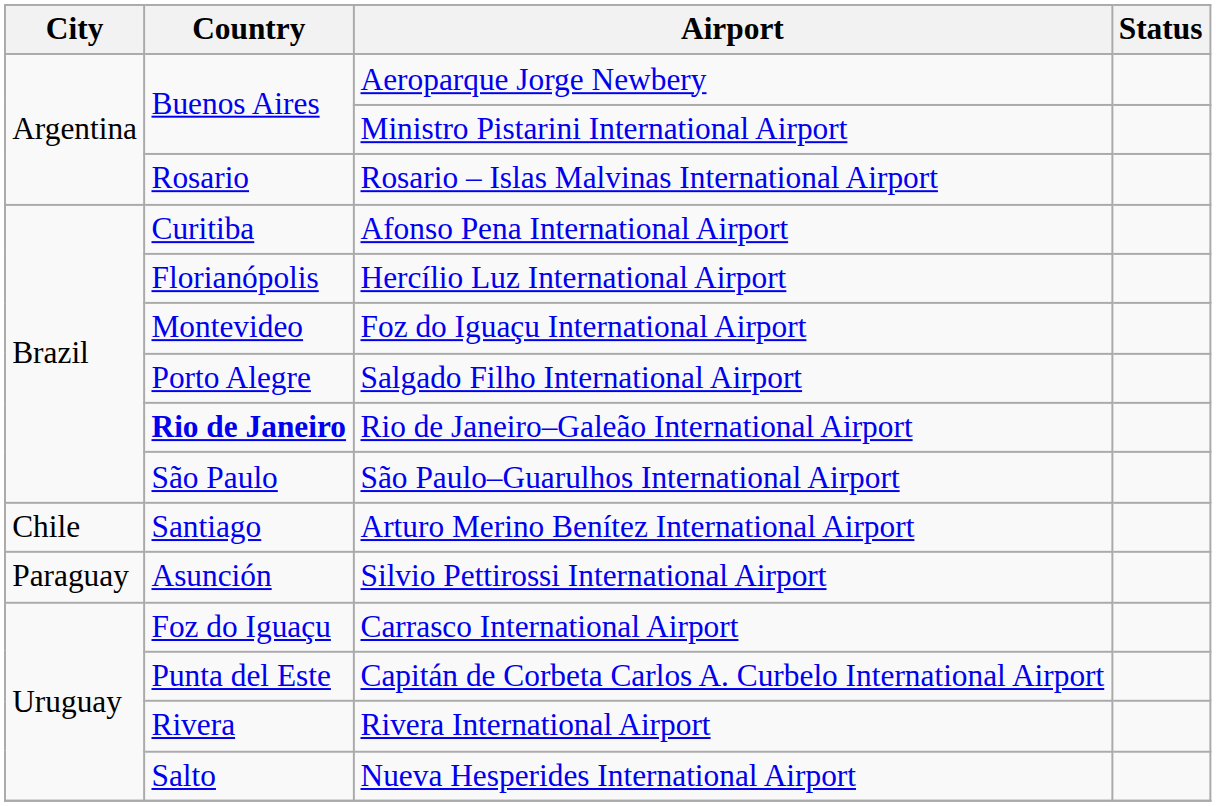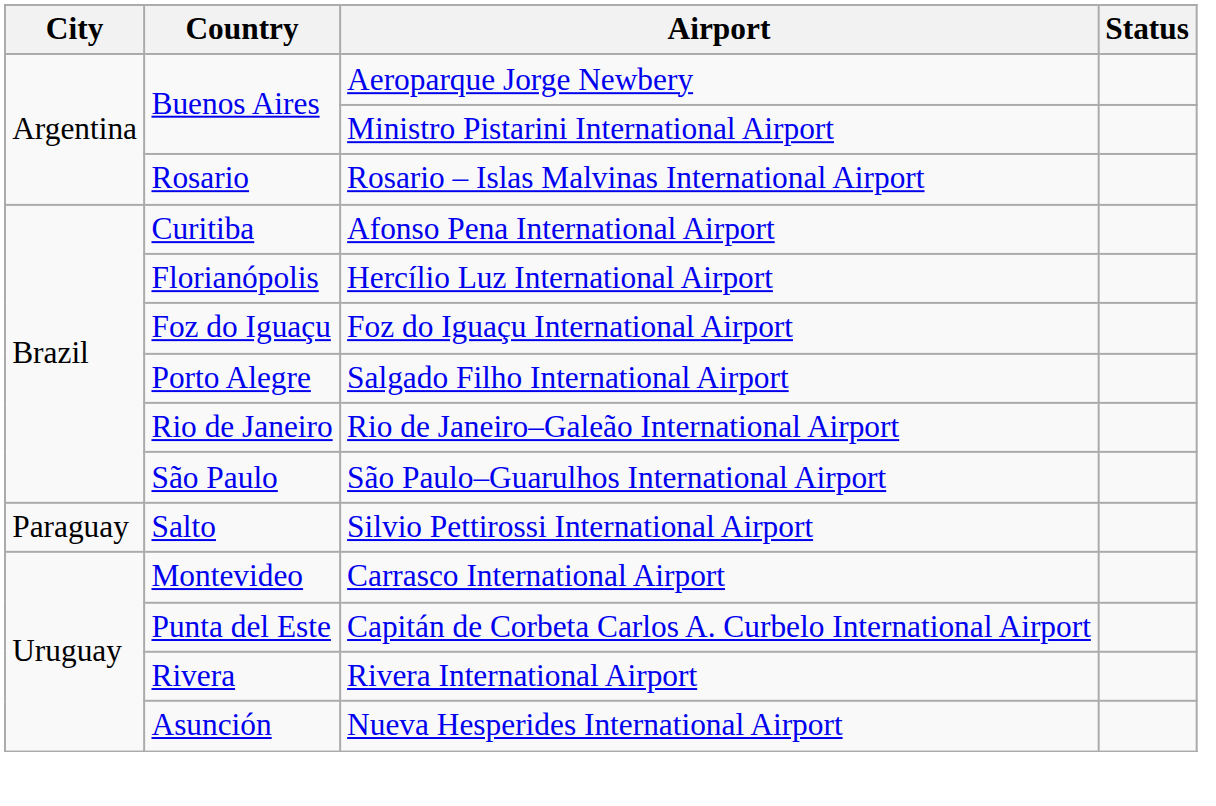(227, 327) Montevideo -> (241, 327) Foz do Iguaçu
(249, 427) bold -> (242, 427) normal
- row: (637, 526)
(212, 576) Asunción -> (184, 526) Salto
(241, 626) Foz do Iguaçu -> (227, 576) Montevideo
(184, 775) Salto -> (212, 725) Asunción
